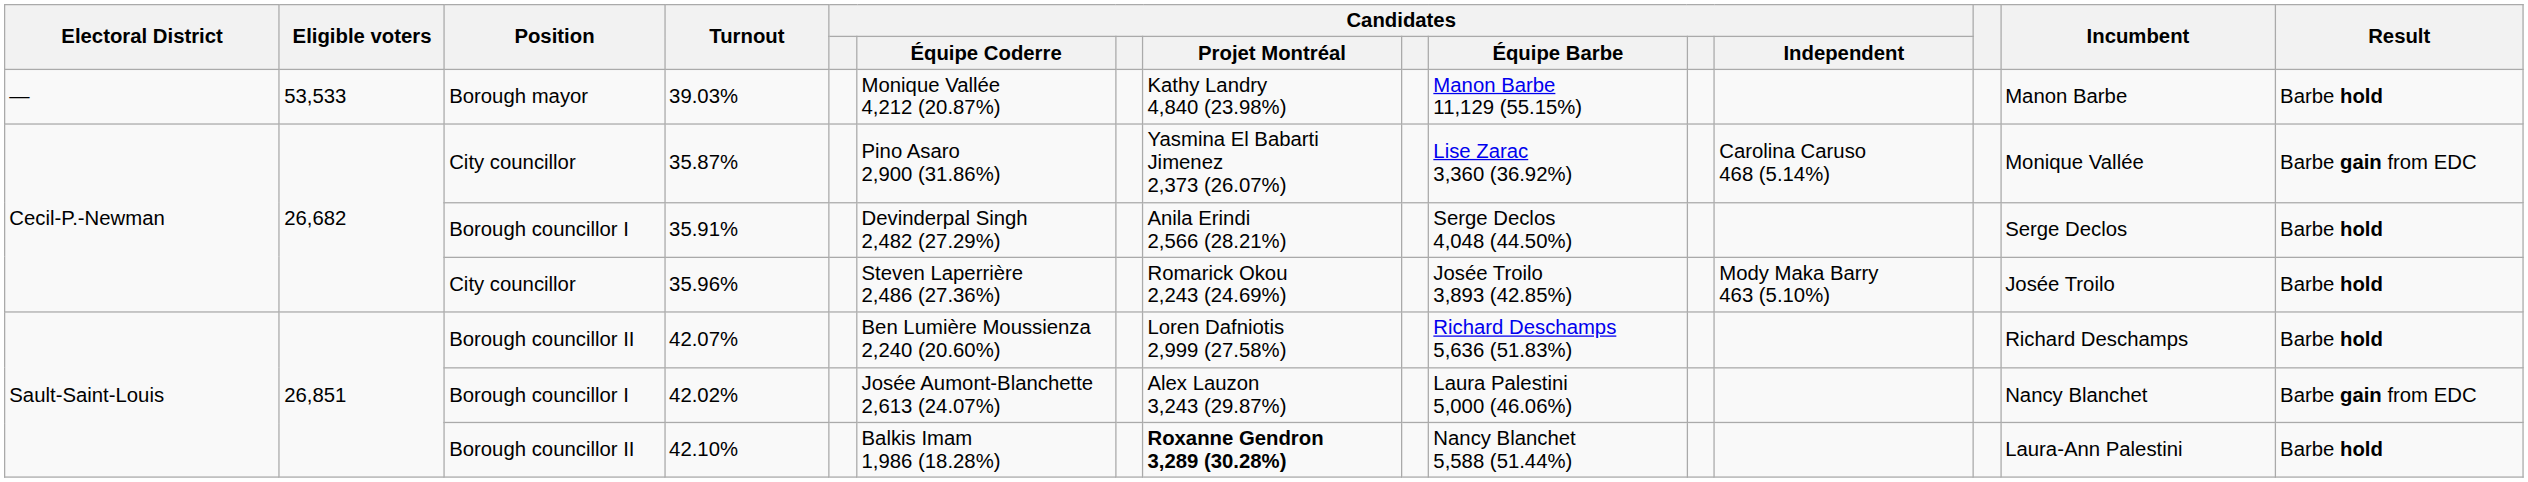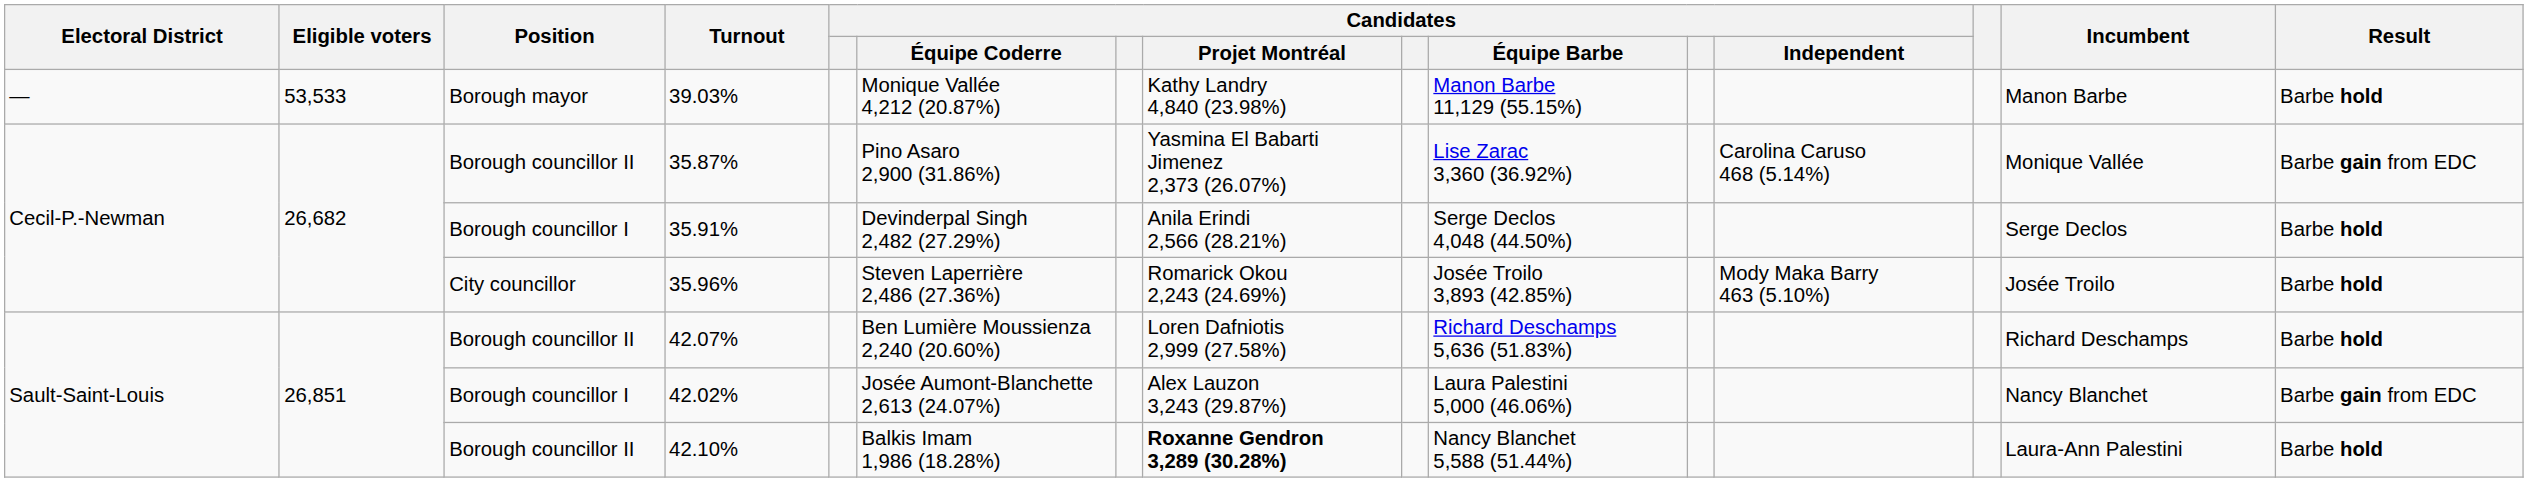(512, 163) City councillor -> (542, 163) Borough councillor II
